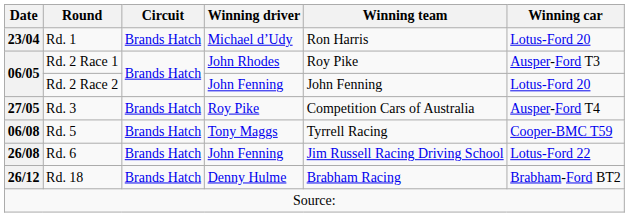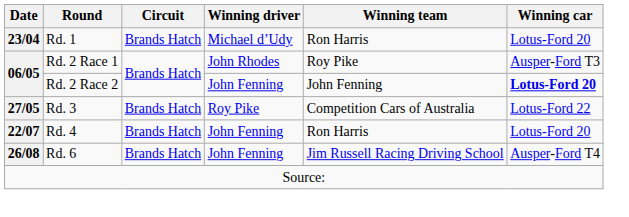(550, 85) normal -> (553, 85) bold
(555, 108) Ausper-Ford T4 -> (550, 108) Lotus-Ford 22
+ row: (61, 131)
- row: (61, 131)
(550, 154) Lotus-Ford 22 -> (555, 154) Ausper-Ford T4
- row: (65, 177)
